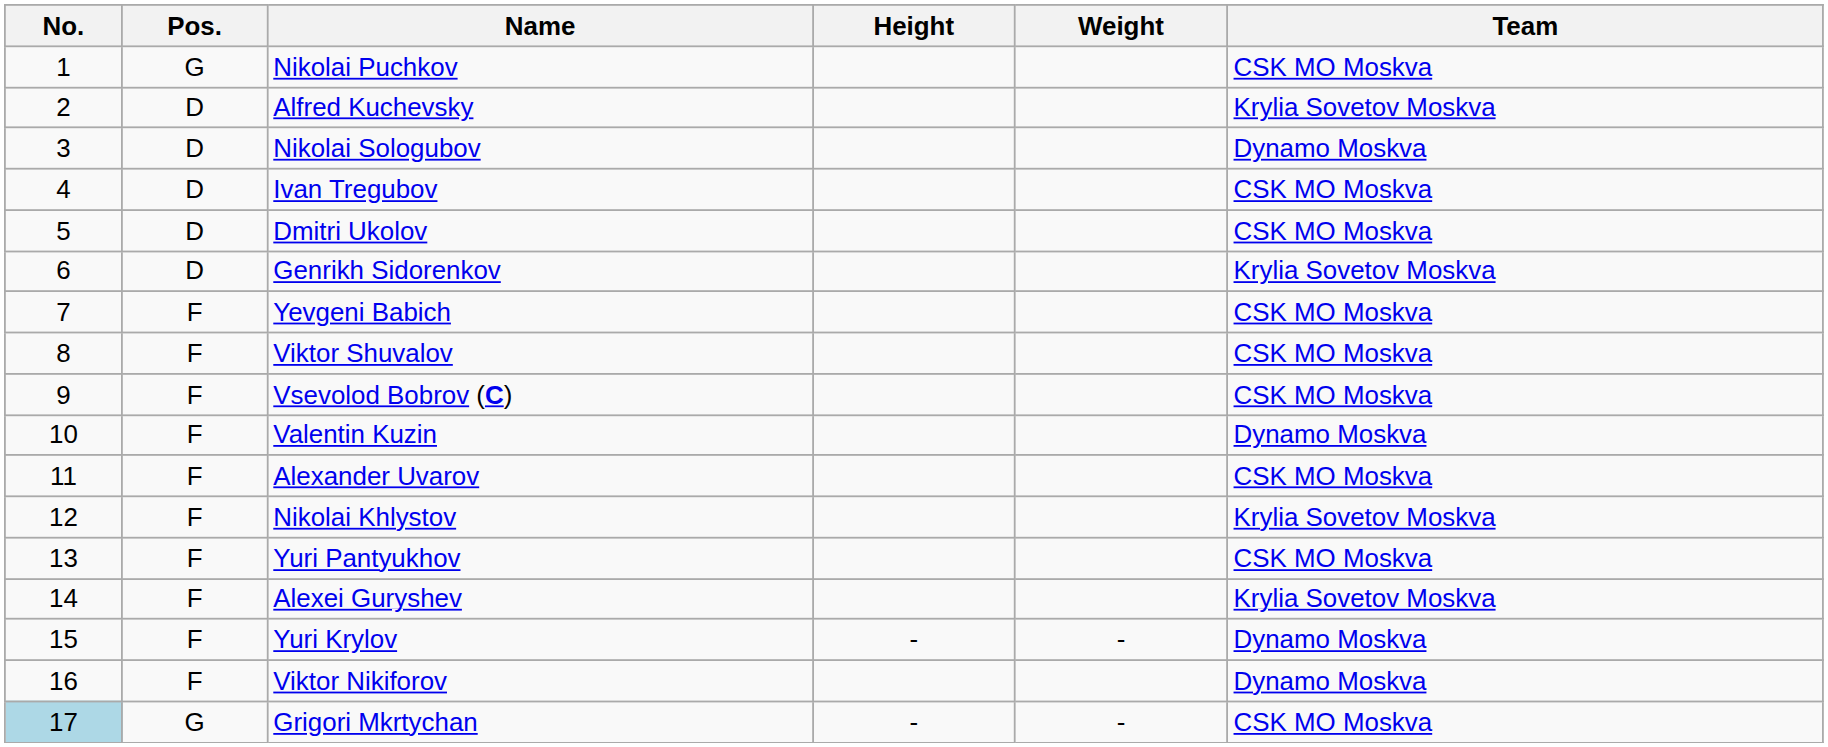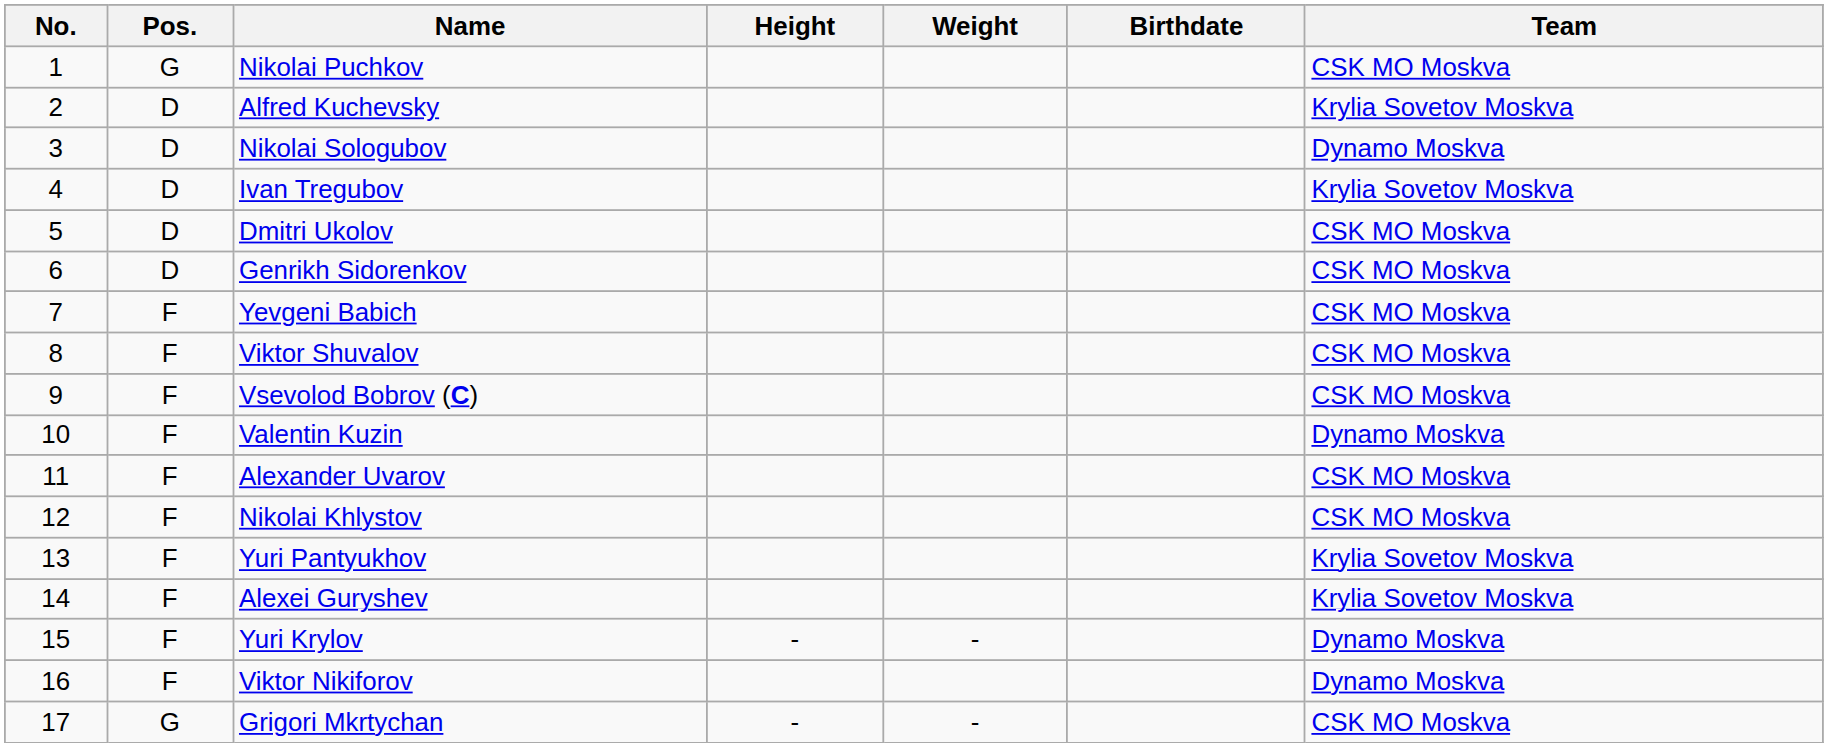+ column: (1186, 26)
(1333, 190) CSK MO Moskva -> (1442, 190) Krylia Sovetov Moskva
(1365, 271) Krylia Sovetov Moskva -> (1411, 271) CSK MO Moskva
(1365, 517) Krylia Sovetov Moskva -> (1411, 517) CSK MO Moskva
(1333, 558) CSK MO Moskva -> (1442, 558) Krylia Sovetov Moskva
(63, 722) lightblue background -> (56, 722) no background
